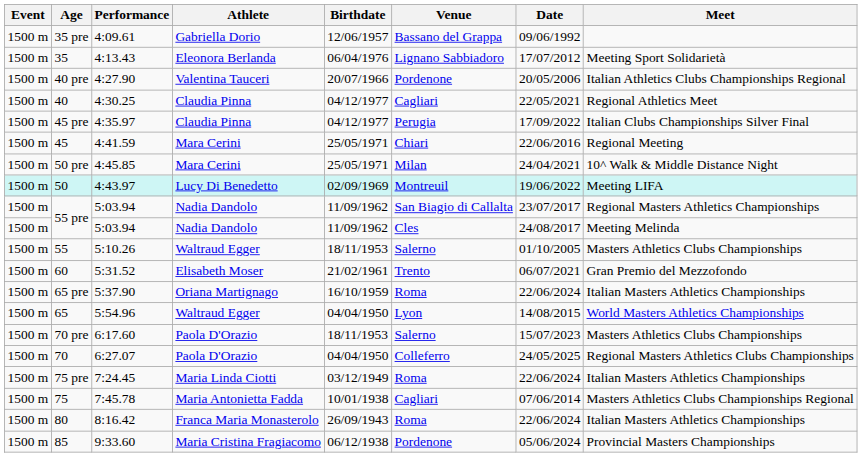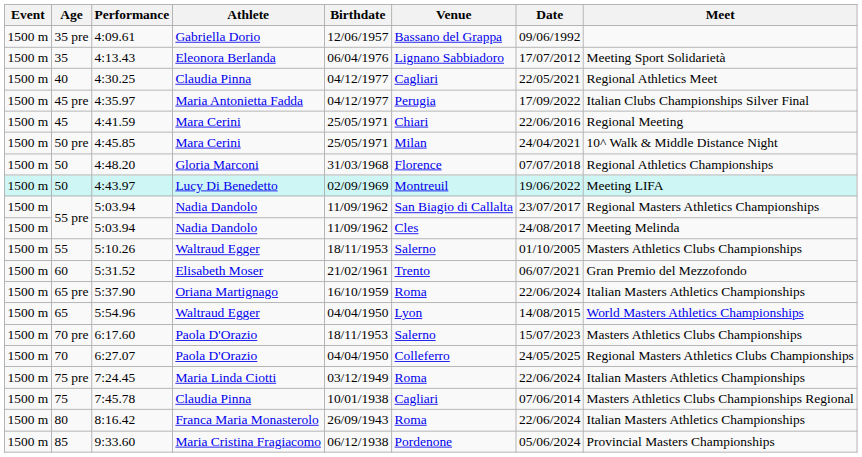- row: (71, 79)
(213, 121) Claudia Pinna -> (239, 100) Maria Antonietta Fadda
+ row: (61, 164)
(239, 398) Maria Antonietta Fadda -> (213, 398) Claudia Pinna
